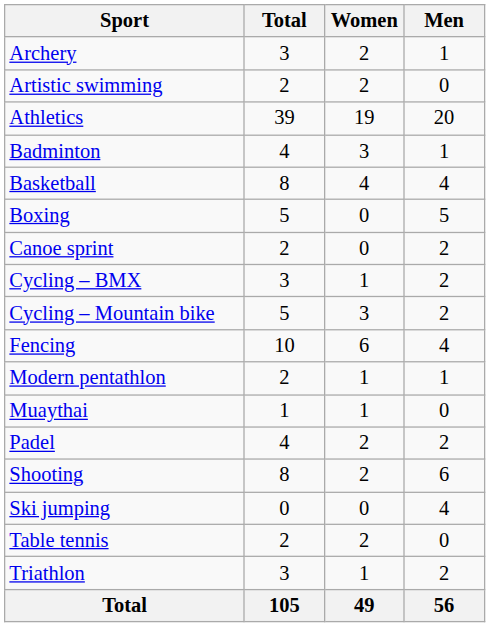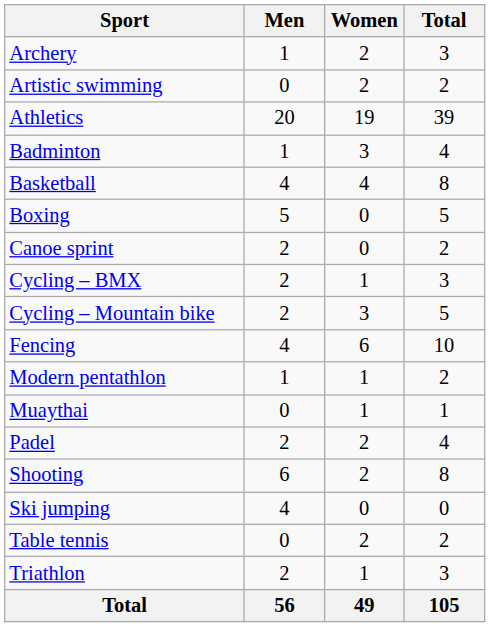columns swapped: (444, 20) <-> (284, 20)
